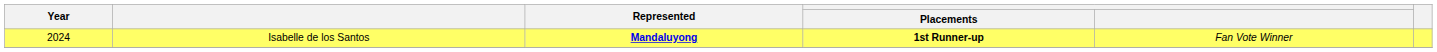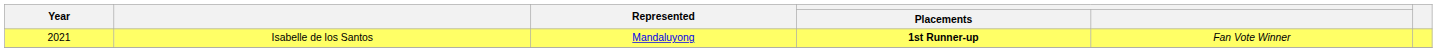(59, 39) 2024 -> (59, 39) 2021
(664, 39) bold -> (663, 39) normal
